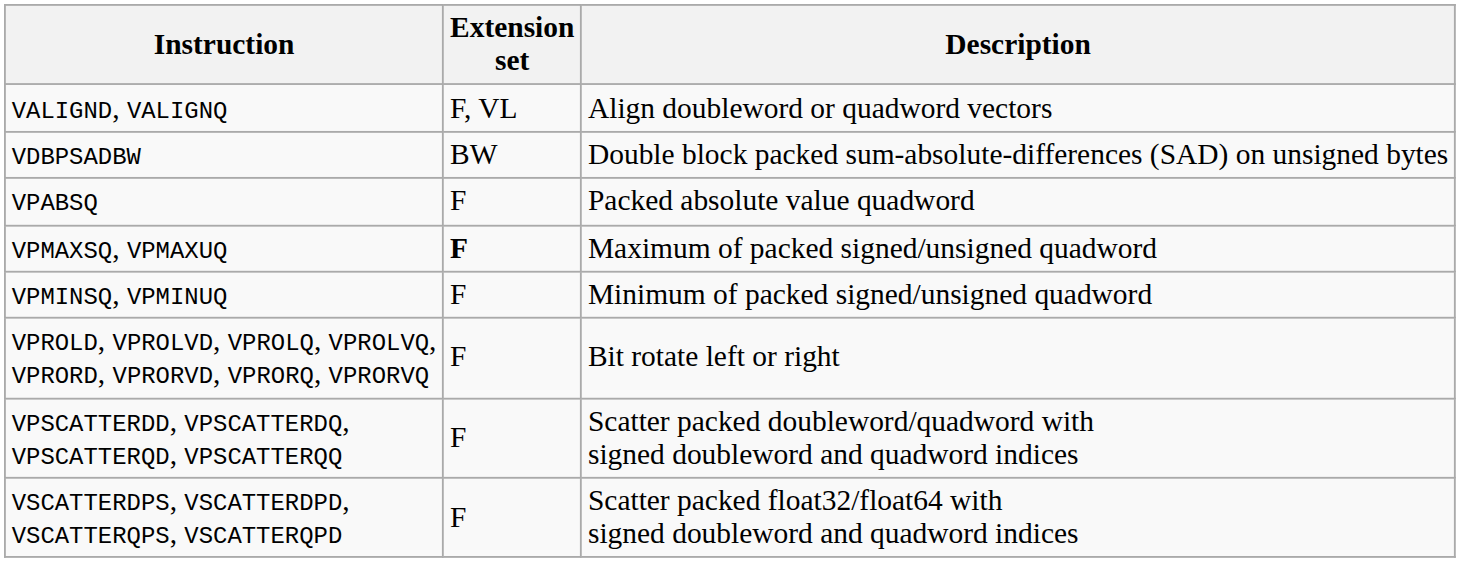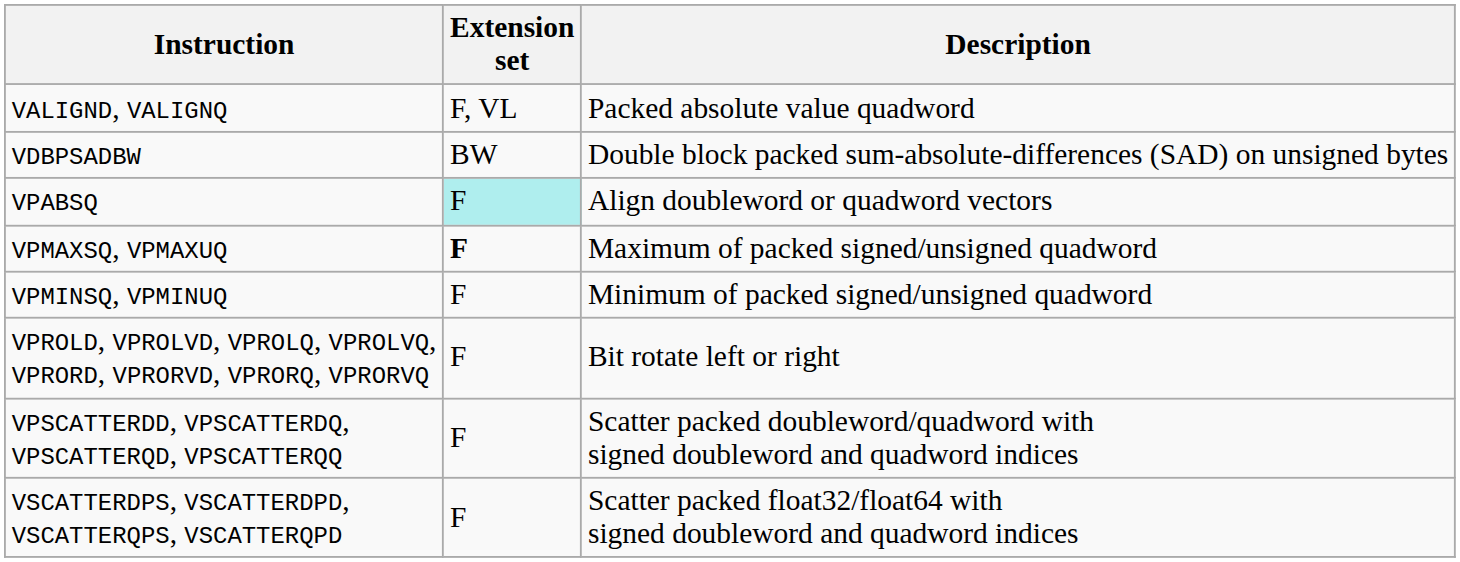(820, 107) Align doubleword or quadword vectors -> (781, 107) Packed absolute value quadword
(458, 201) no background -> (458, 201) paleturquoise background
(781, 201) Packed absolute value quadword -> (820, 201) Align doubleword or quadword vectors
